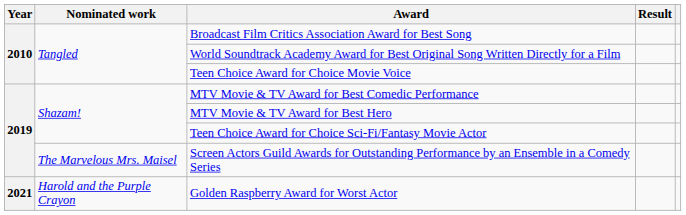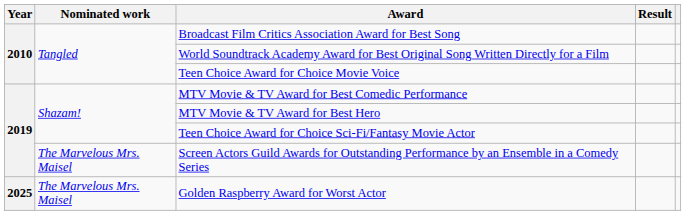(20, 193) 2021 -> (20, 193) 2025
(94, 193) Harold and the Purple Crayon -> (89, 193) The Marvelous Mrs. Maisel
